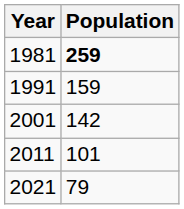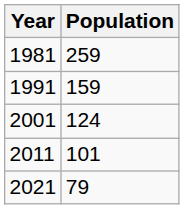(83, 54) bold -> (83, 54) normal
(83, 120) 142 -> (83, 120) 124
